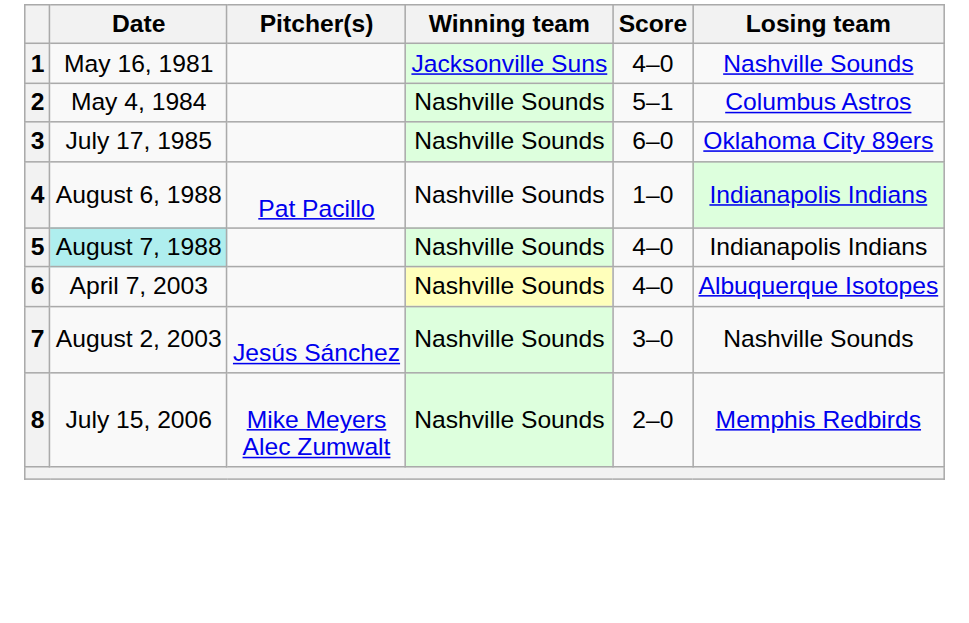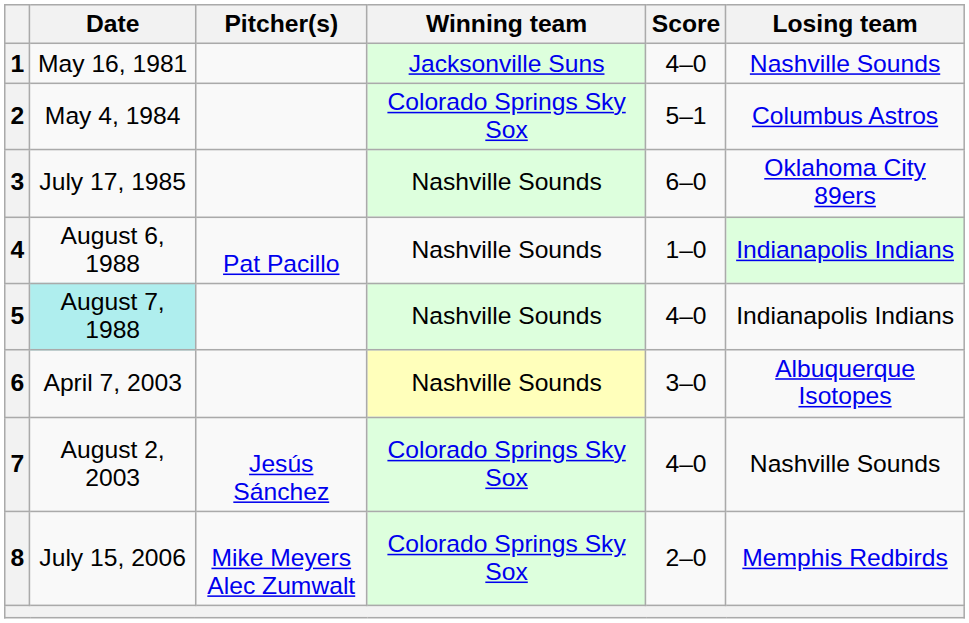(509, 102) Nashville Sounds -> (507, 116) Colorado Springs Sky Sox
(653, 286) 4–0 -> (686, 383) 3–0
(509, 339) Nashville Sounds -> (507, 463) Colorado Springs Sky Sox
(653, 339) 3–0 -> (686, 463) 4–0
(509, 419) Nashville Sounds -> (507, 558) Colorado Springs Sky Sox
